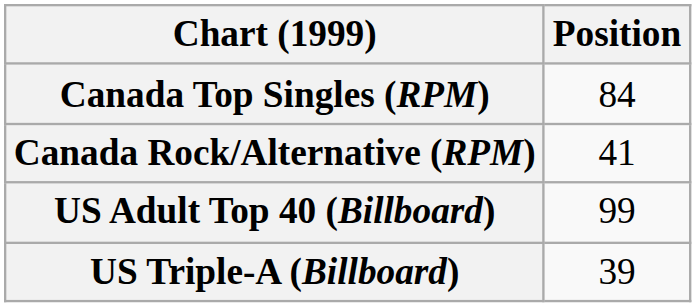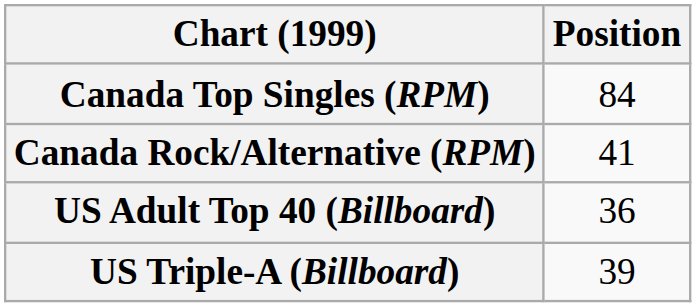(617, 211) 99 -> (617, 211) 36
